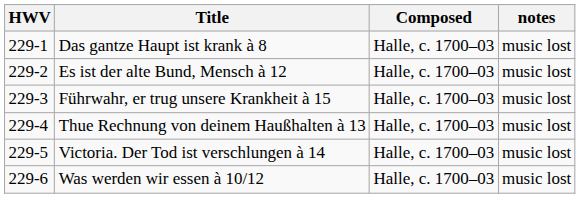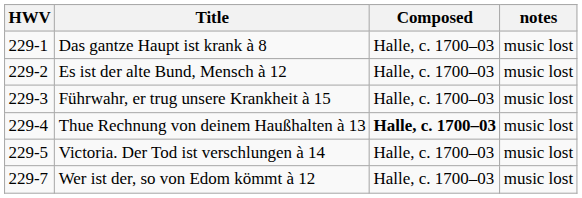(434, 125) normal -> (435, 125) bold
- row: (161, 179)
+ row: (187, 179)
